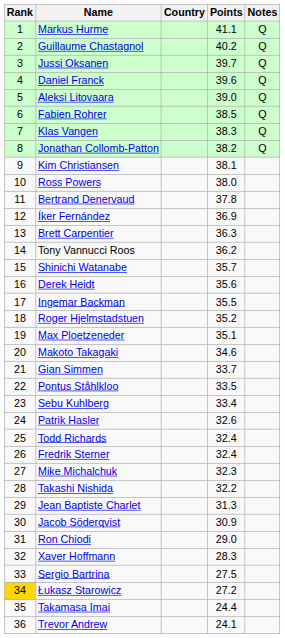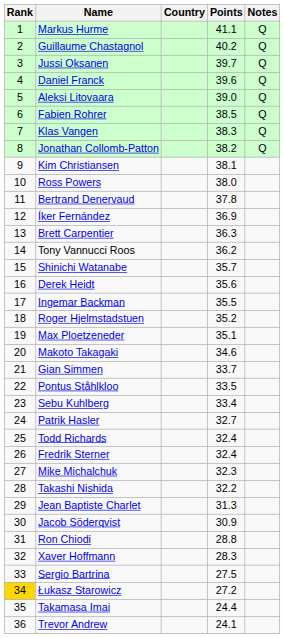(226, 421) 32.6 -> (226, 421) 32.7
(226, 540) 29.0 -> (226, 540) 28.8
